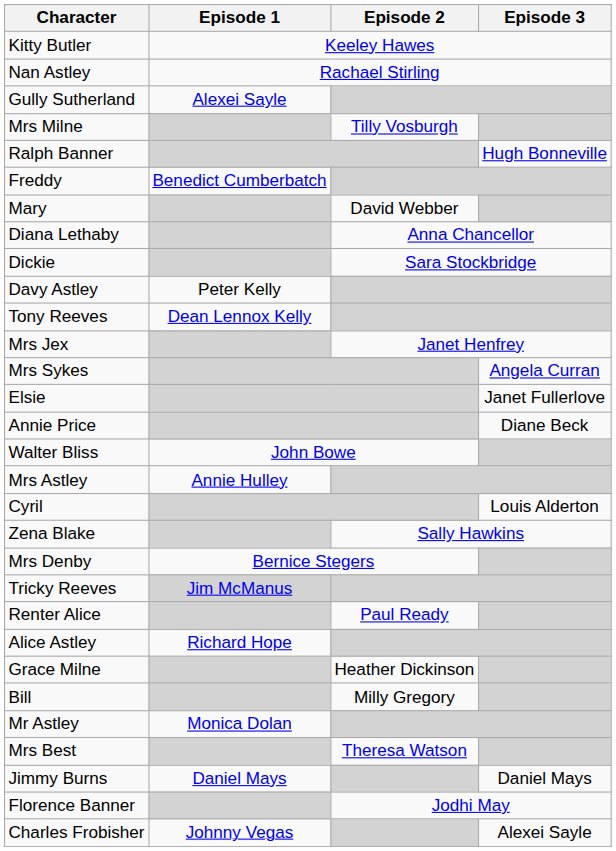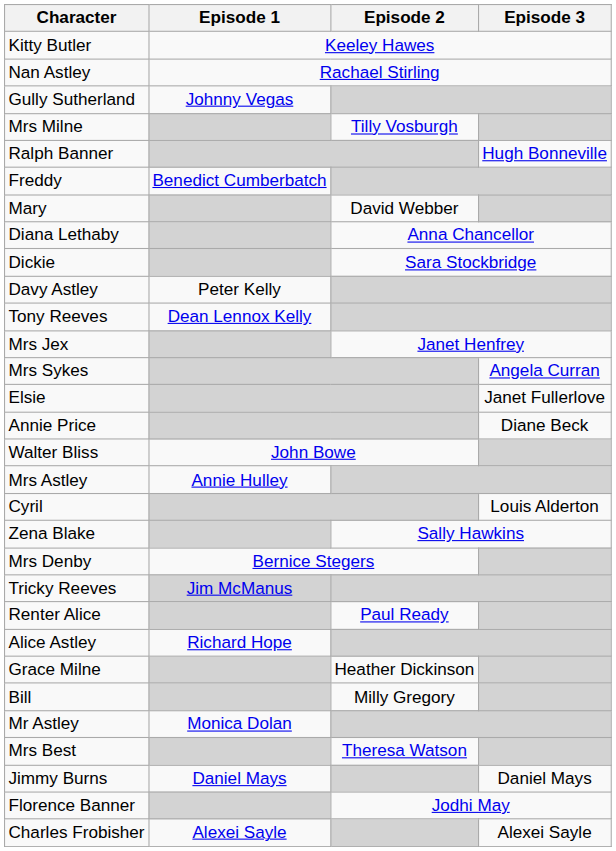(240, 99) Alexei Sayle -> (240, 99) Johnny Vegas
(240, 832) Johnny Vegas -> (240, 832) Alexei Sayle
